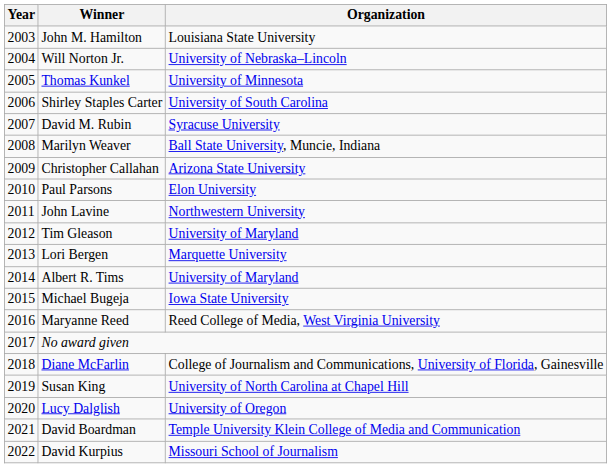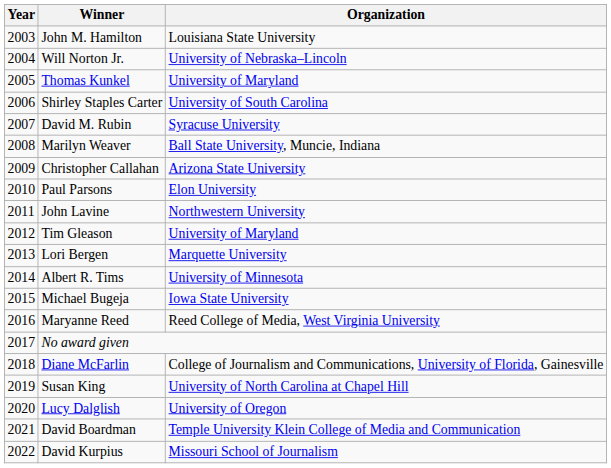(236, 80) University of Minnesota -> (234, 80) University of Maryland
(234, 277) University of Maryland -> (236, 277) University of Minnesota
